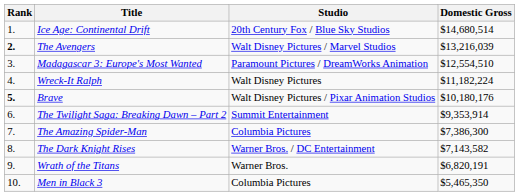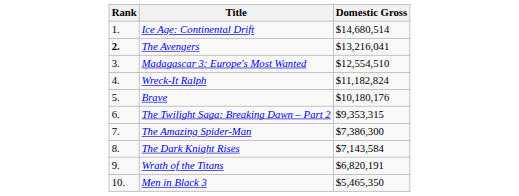- column: (333, 13)
(467, 47) $13,216,039 -> (362, 47) $13,216,041
(467, 81) $11,182,224 -> (362, 81) $11,182,824
(11, 98) bold -> (116, 98) normal
(464, 115) $9,353,914 -> (360, 115) $9,353,315
(464, 149) $7,143,582 -> (360, 149) $7,143,584
